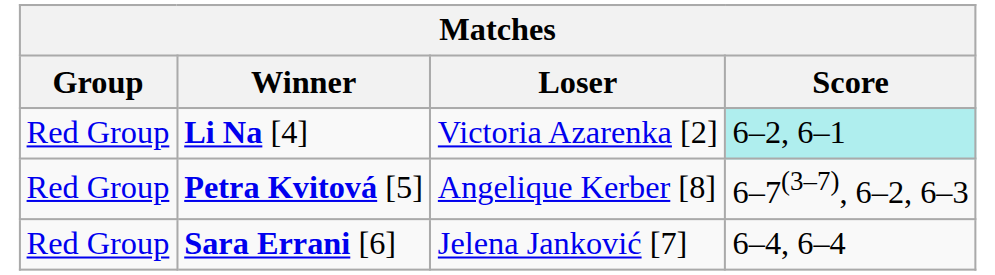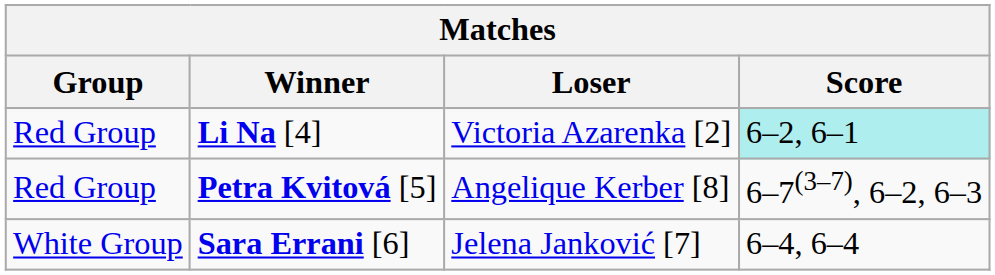(98, 243) Red Group -> (98, 243) White Group
